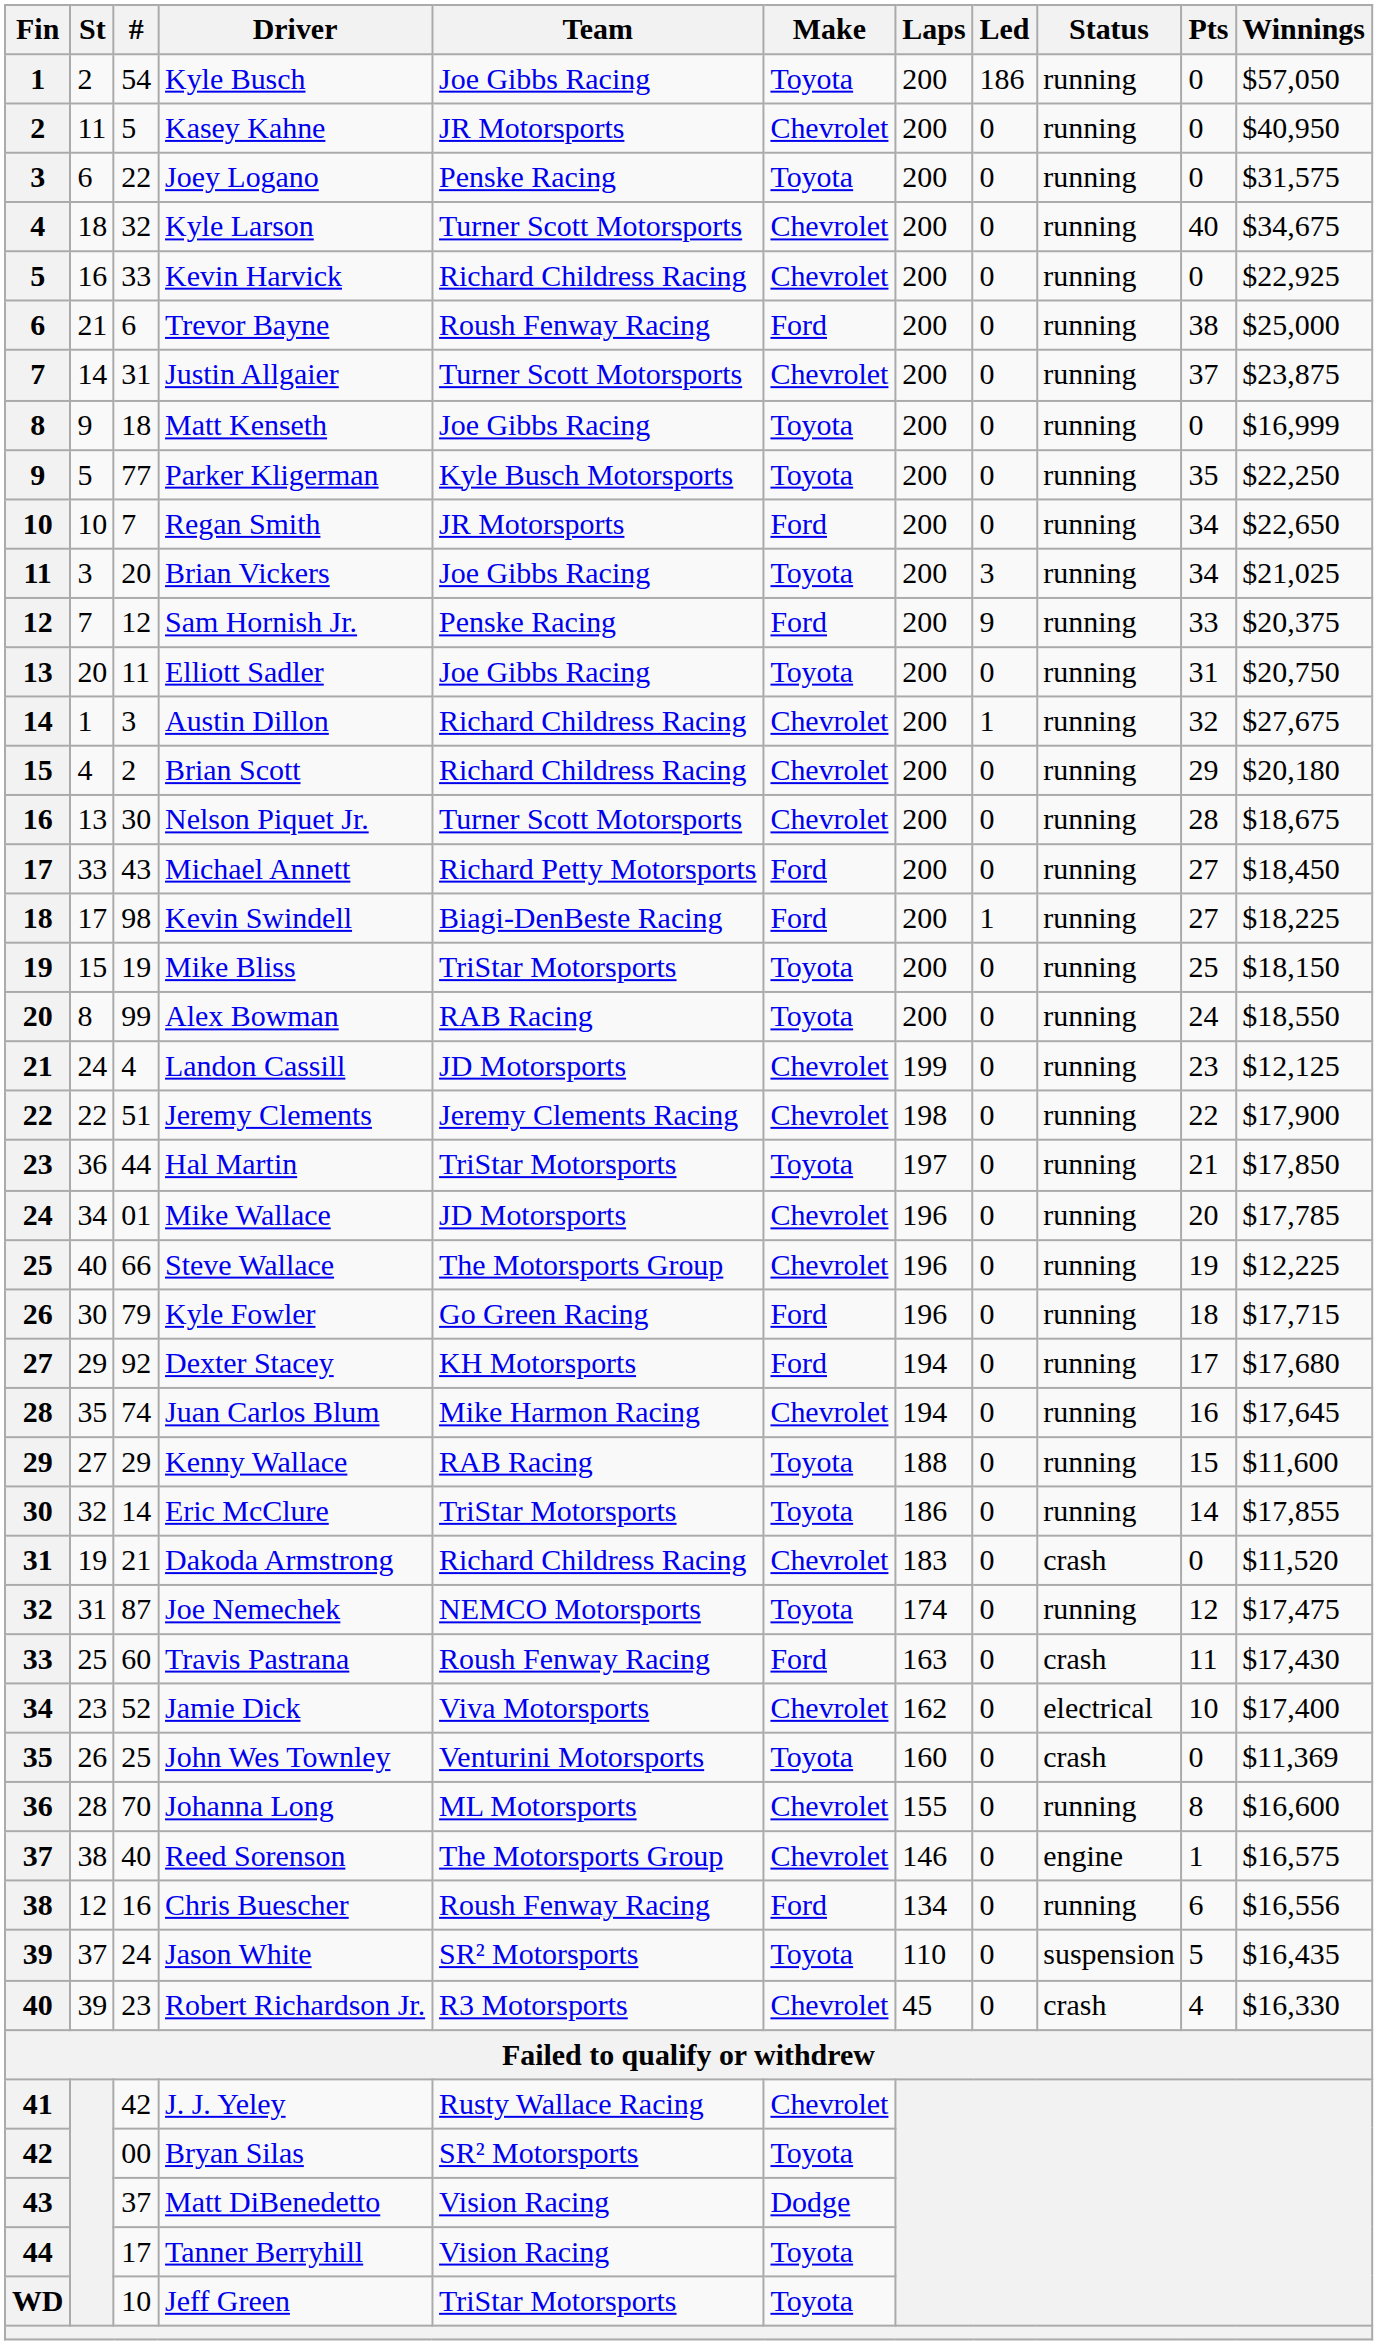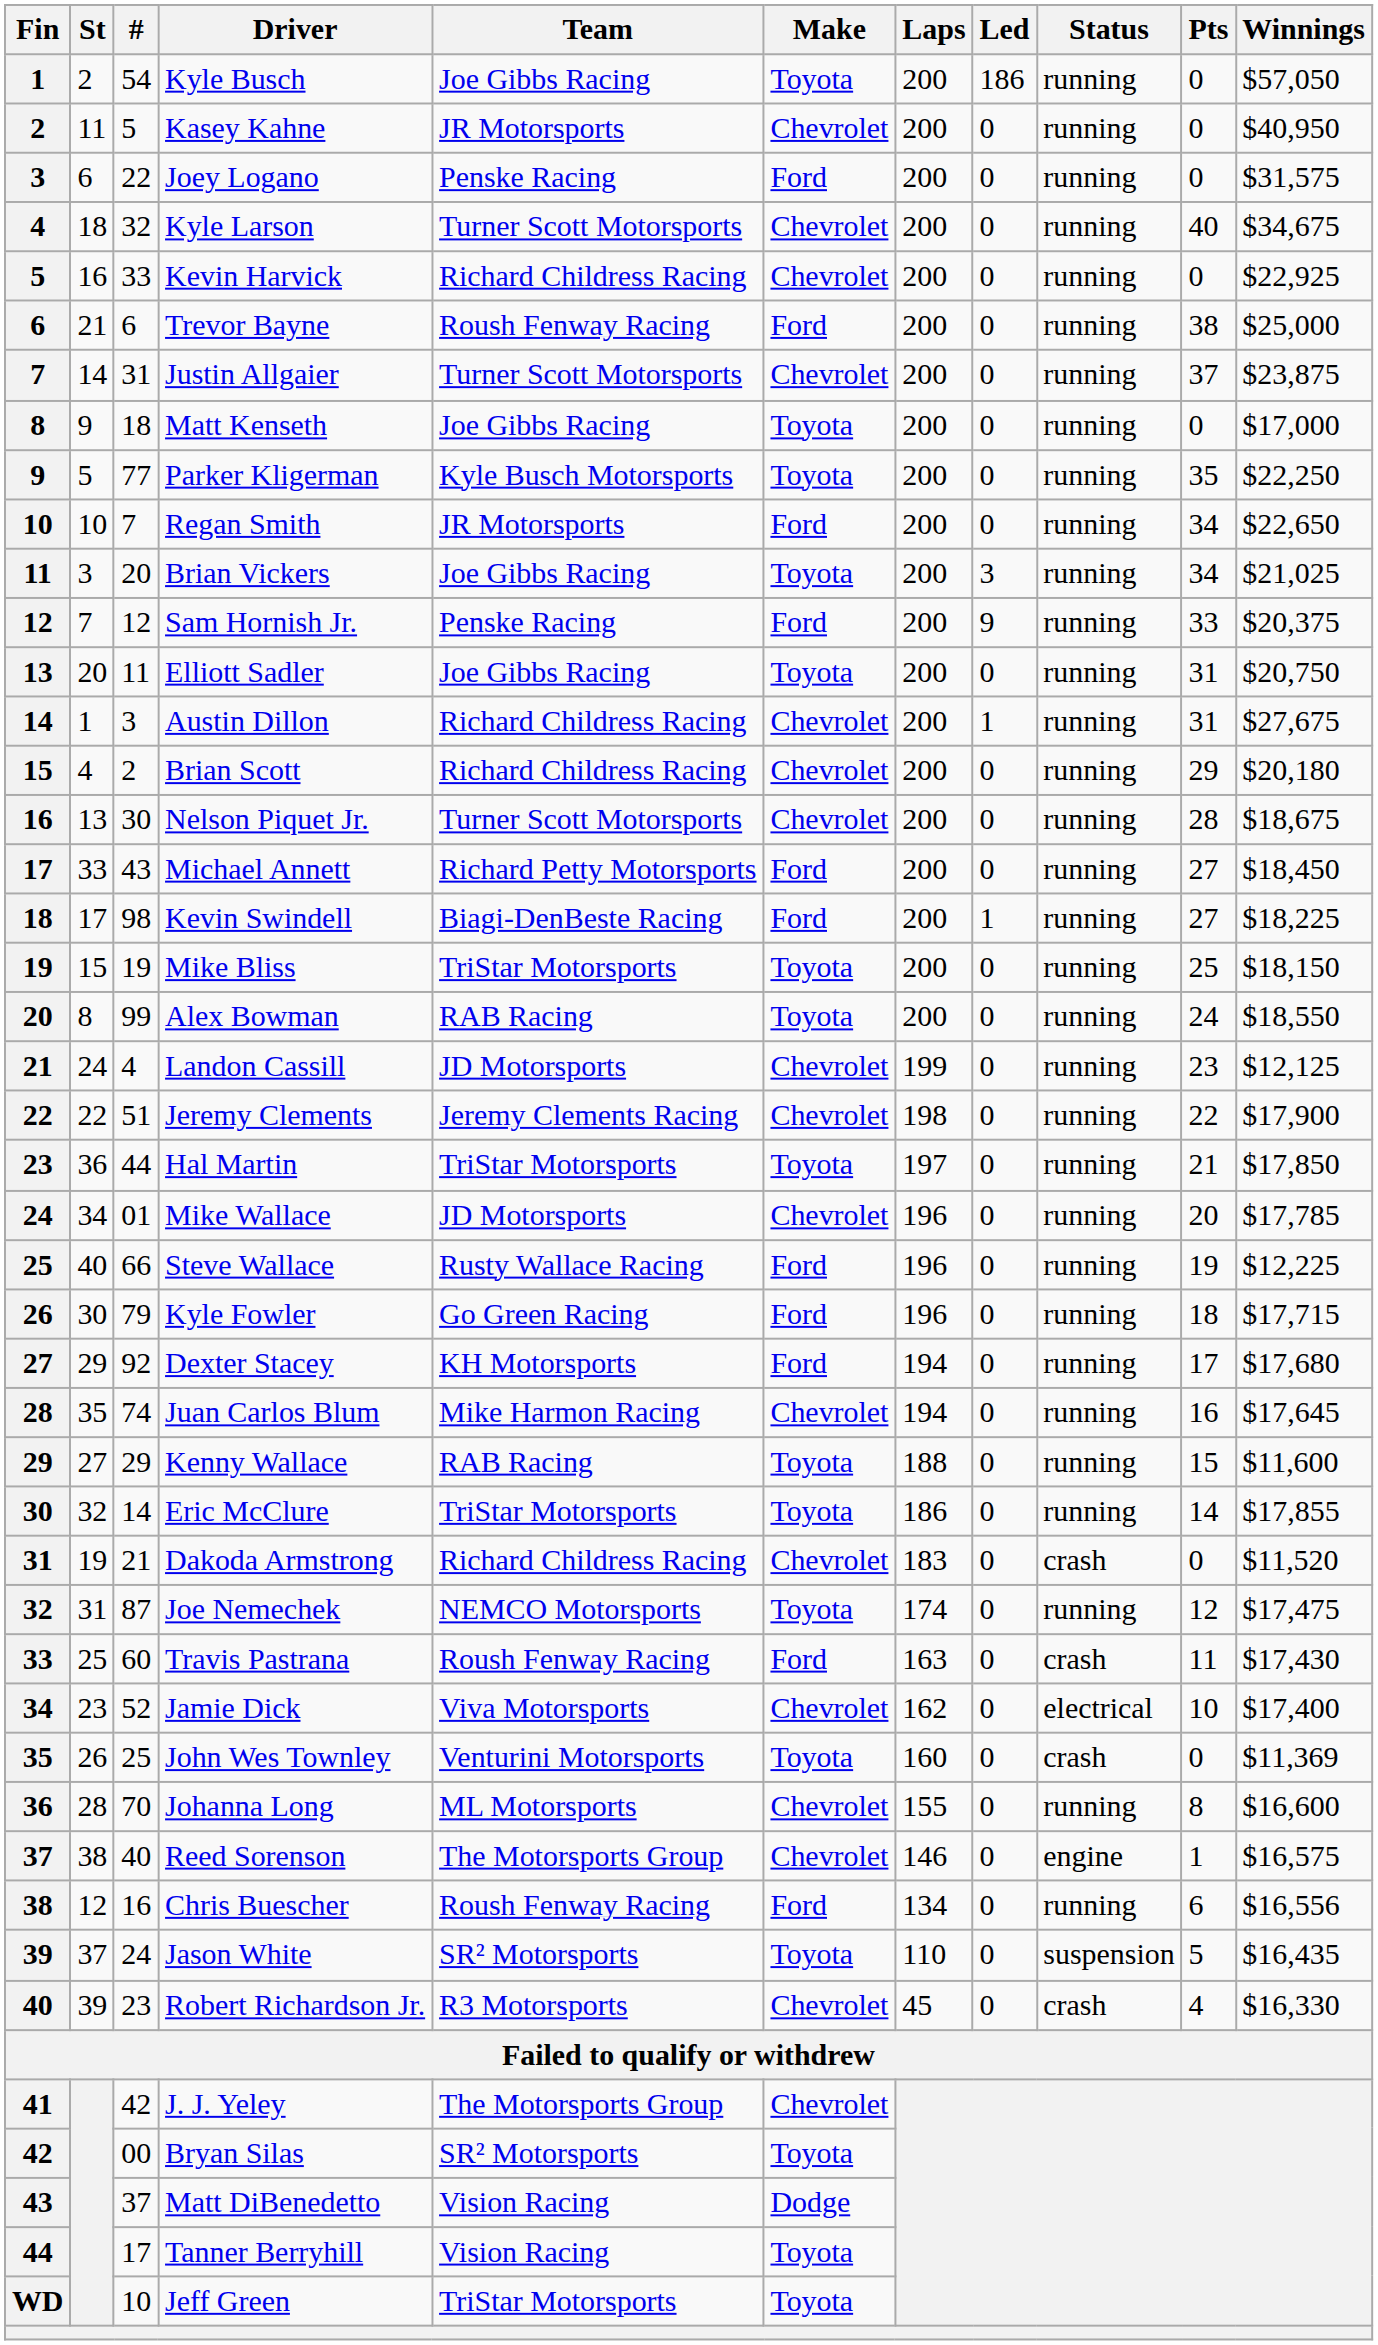(812, 177) Toyota -> (799, 177) Ford
(1291, 424) $16,999 -> (1291, 424) $17,000
(1204, 720) 32 -> (1204, 720) 31
(581, 1263) The Motorsports Group -> (571, 1263) Rusty Wallace Racing
(829, 1263) Chevrolet -> (799, 1263) Ford
(571, 2103) Rusty Wallace Racing -> (581, 2103) The Motorsports Group
